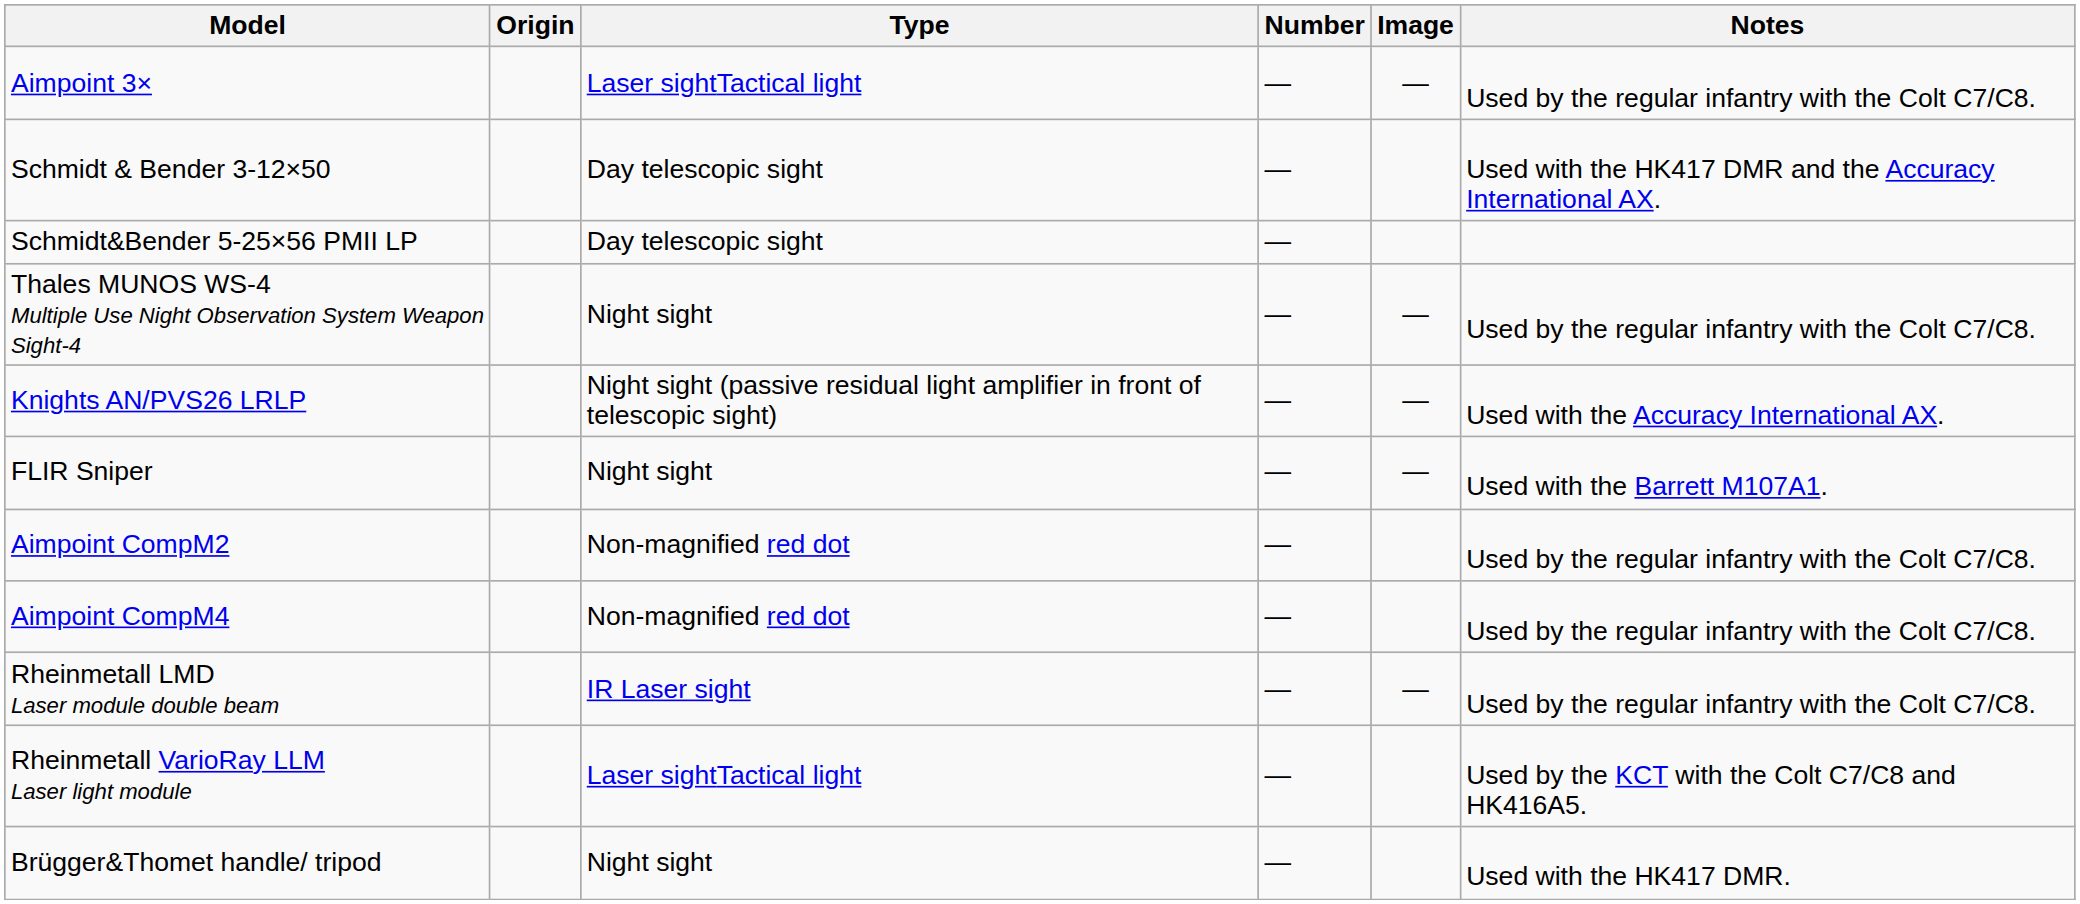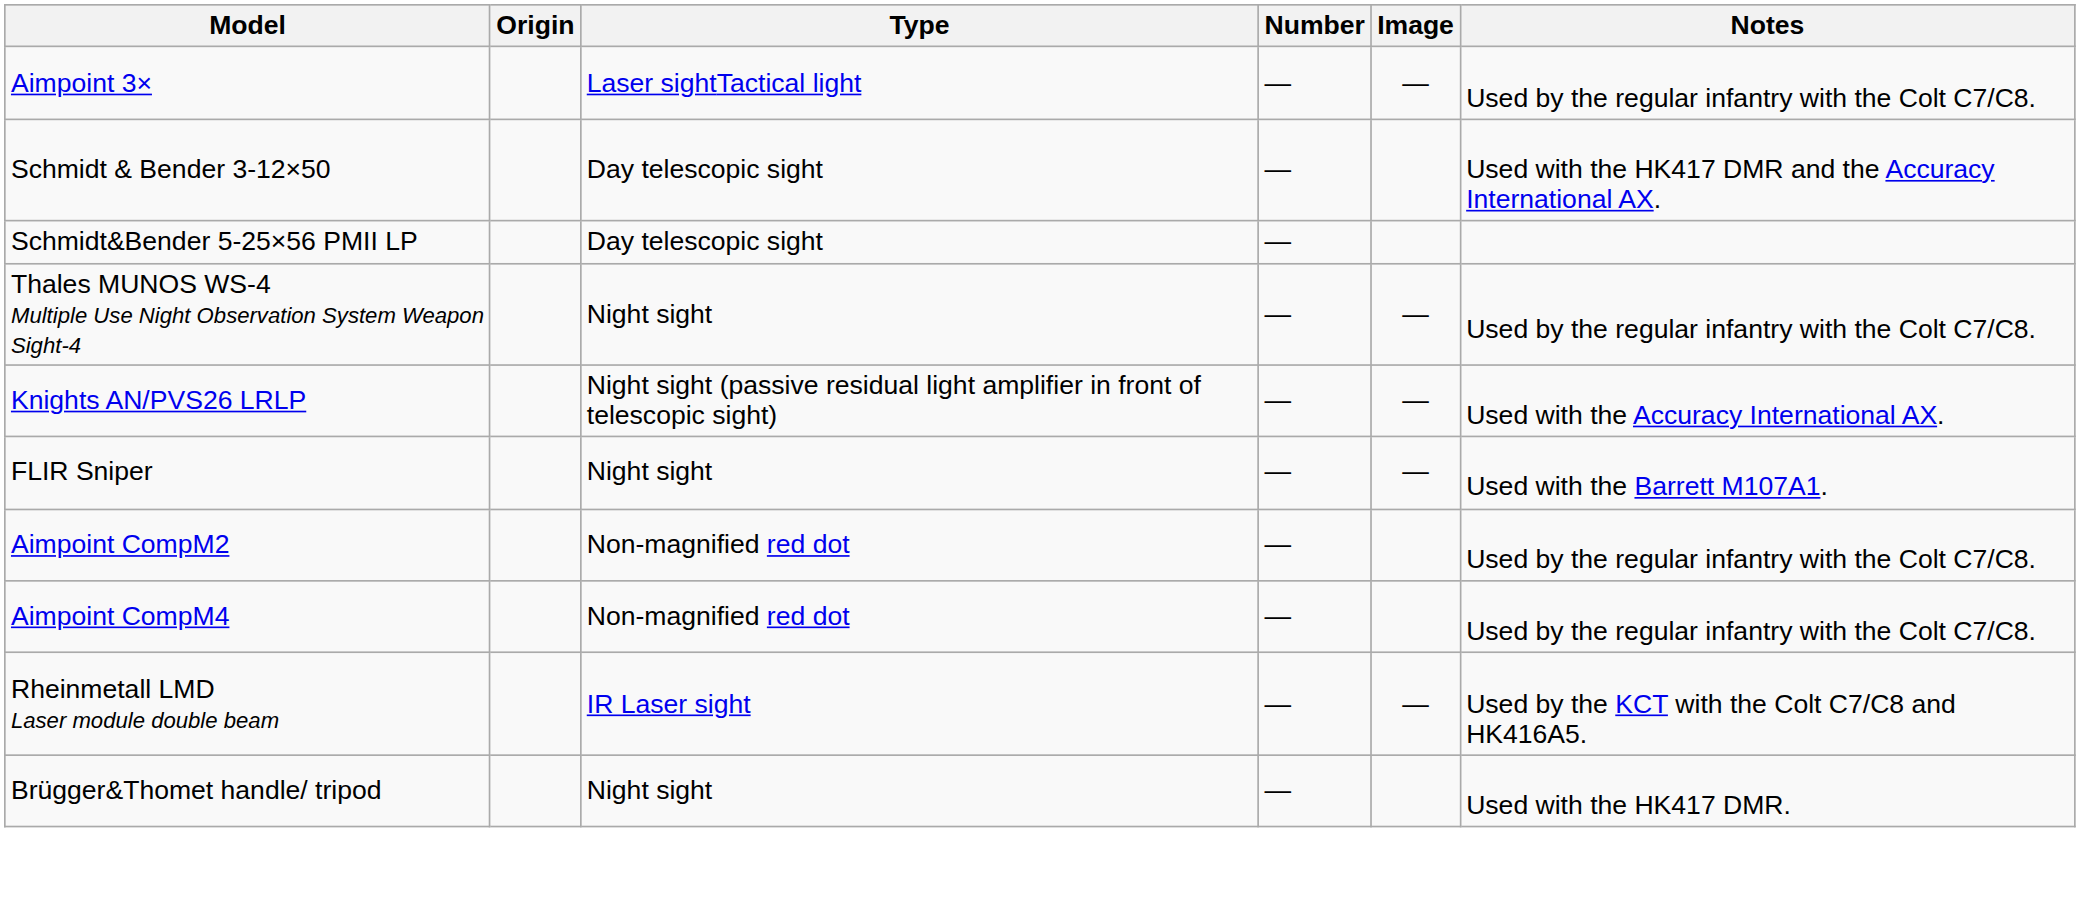(1751, 703) Used by the regular infantry with the Colt C7/C8. -> (1711, 718) Used by the KCT with the Colt C7/C8 and HK416A5.
- row: (168, 775)
